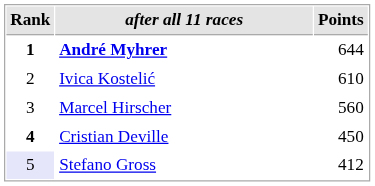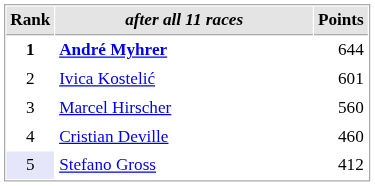(351, 78) 610 -> (351, 78) 601
(30, 136) bold -> (30, 136) normal
(351, 136) 450 -> (351, 136) 460
